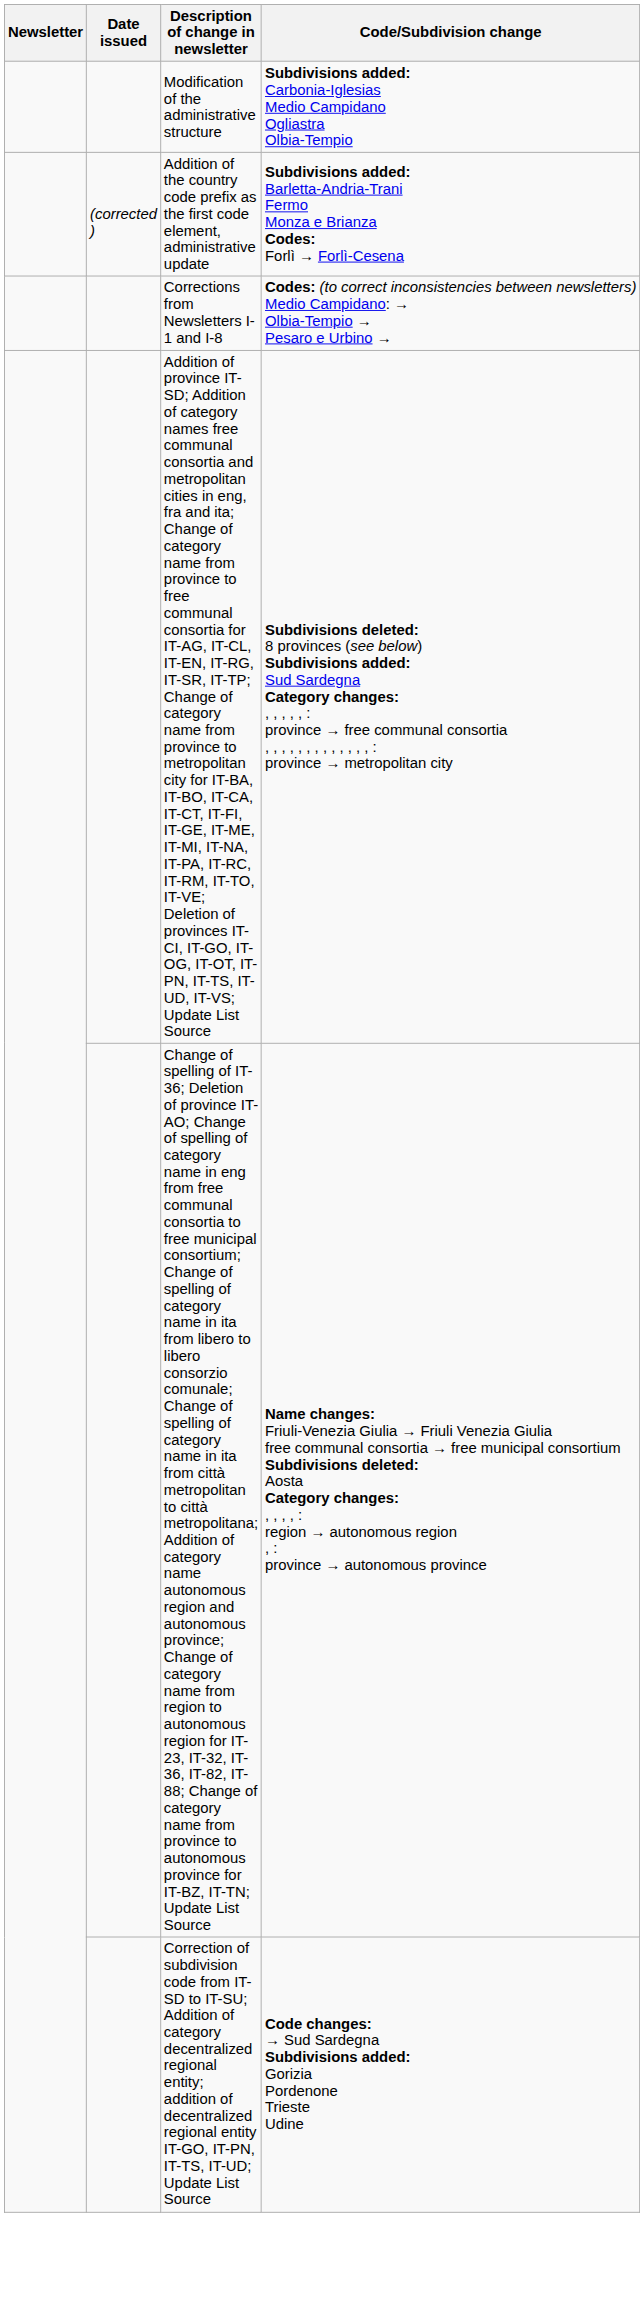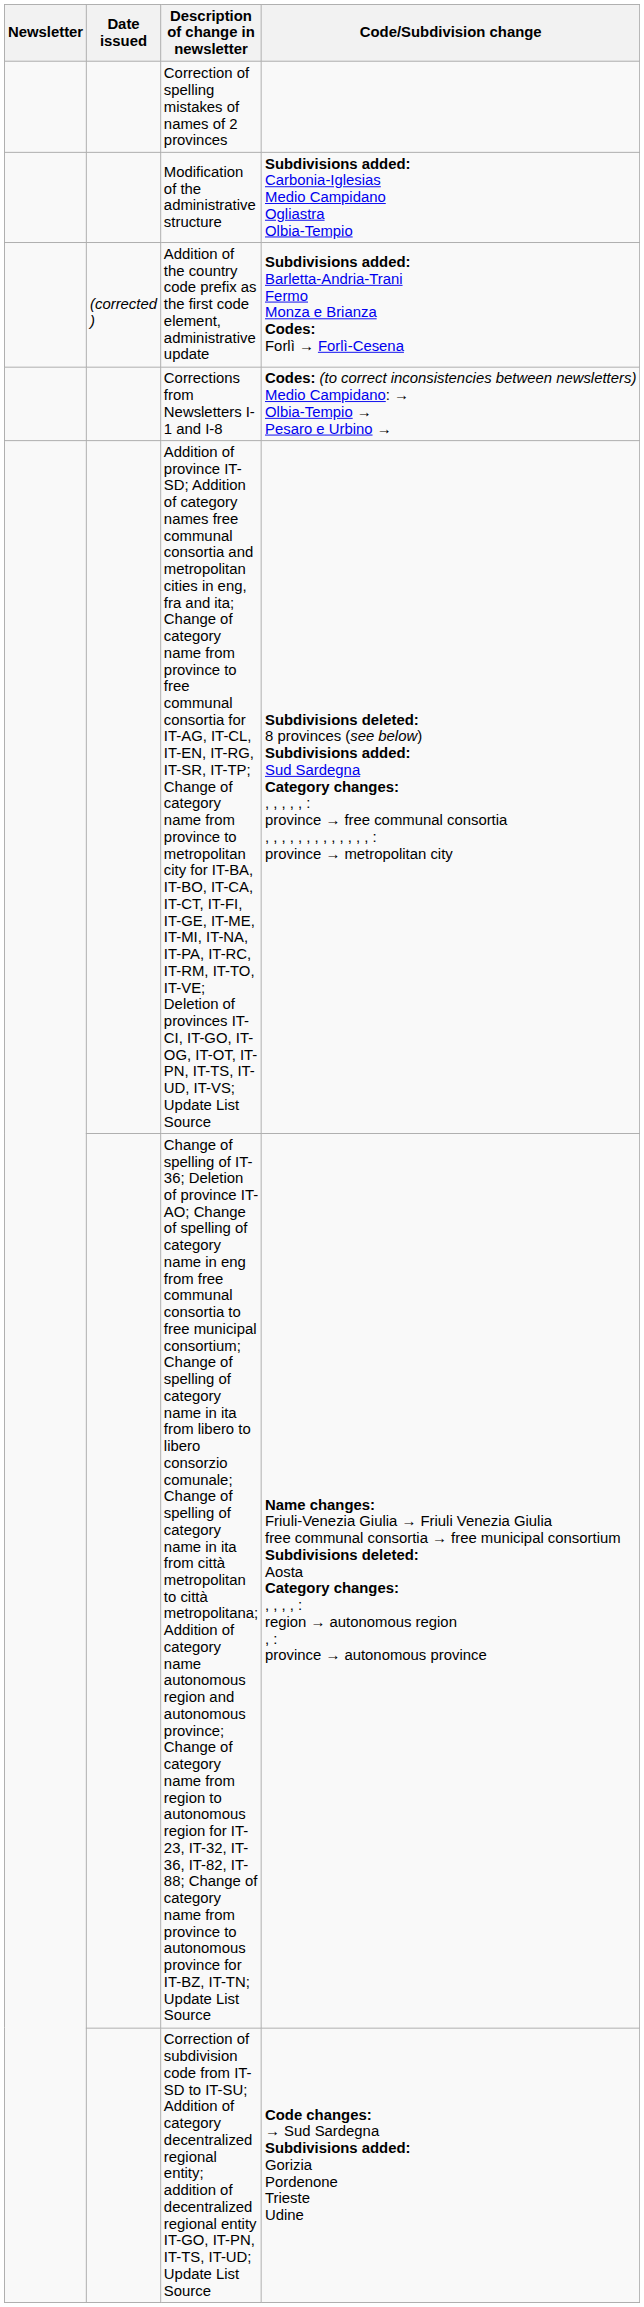+ row: (206, 106)
